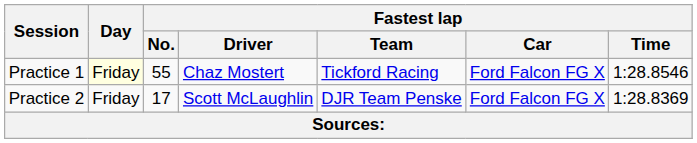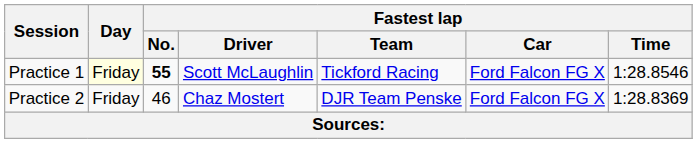(161, 71) normal -> (161, 71) bold
(233, 71) Chaz Mostert -> (248, 71) Scott McLaughlin
(161, 98) 17 -> (161, 98) 46
(248, 98) Scott McLaughlin -> (233, 98) Chaz Mostert
